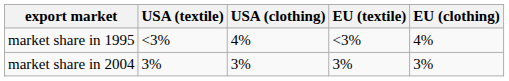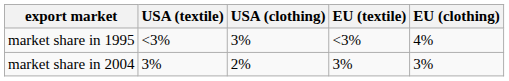(241, 40) 4% -> (241, 40) 3%
(241, 64) 3% -> (241, 64) 2%
